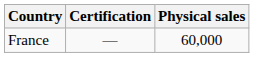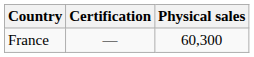(202, 40) 60,000 -> (202, 40) 60,300
